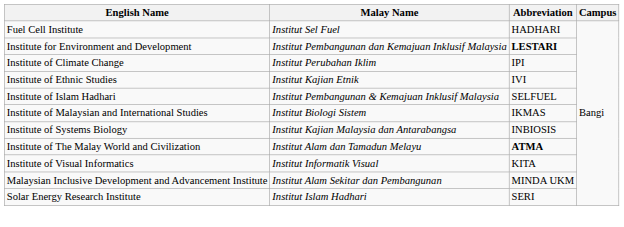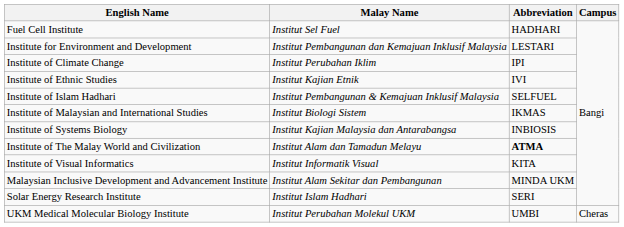(534, 46) bold -> (533, 46) normal
+ row: (98, 213)
